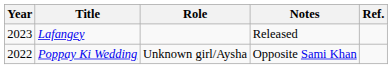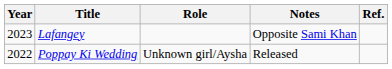(275, 34) Released -> (305, 34) Opposite Sami Khan
(305, 53) Opposite Sami Khan -> (275, 53) Released
